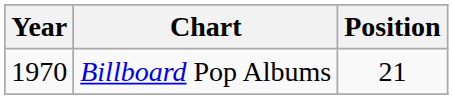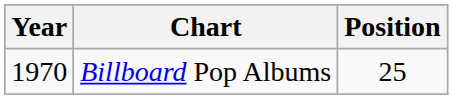(392, 71) 21 -> (392, 71) 25
